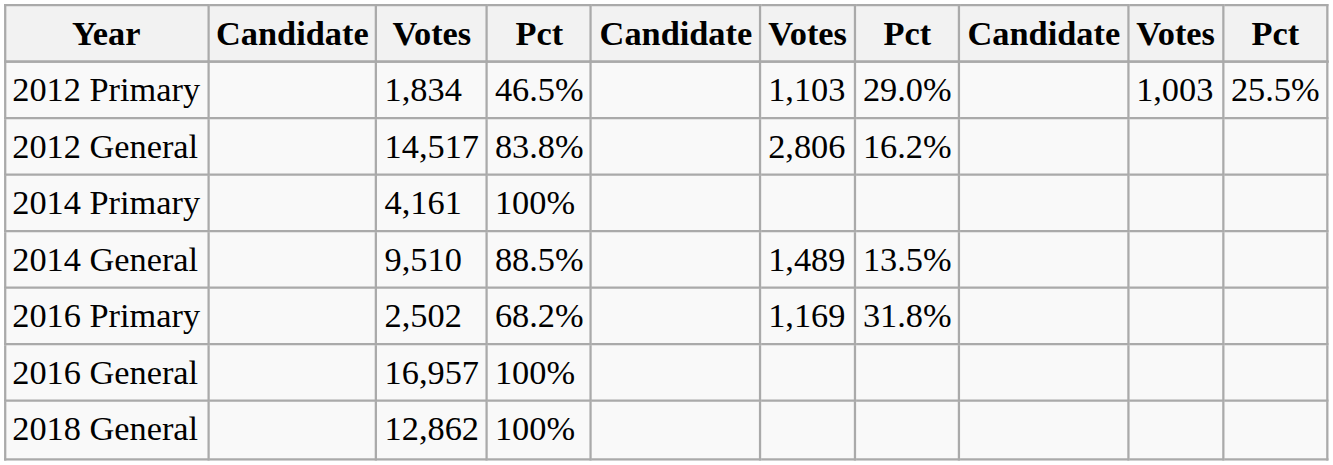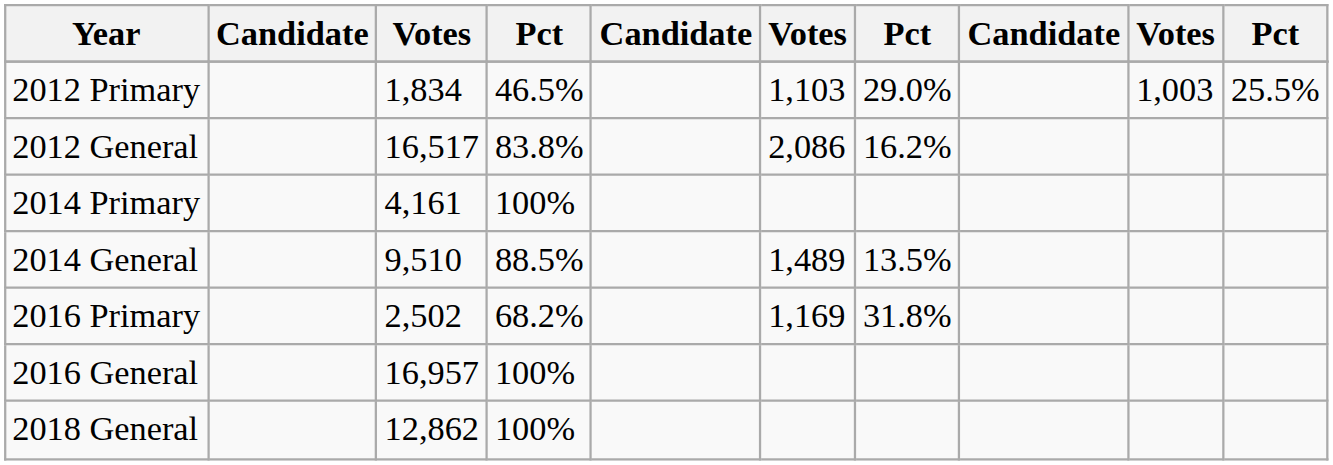(432, 146) 14,517 -> (432, 146) 16,517
(807, 146) 2,806 -> (807, 146) 2,086
